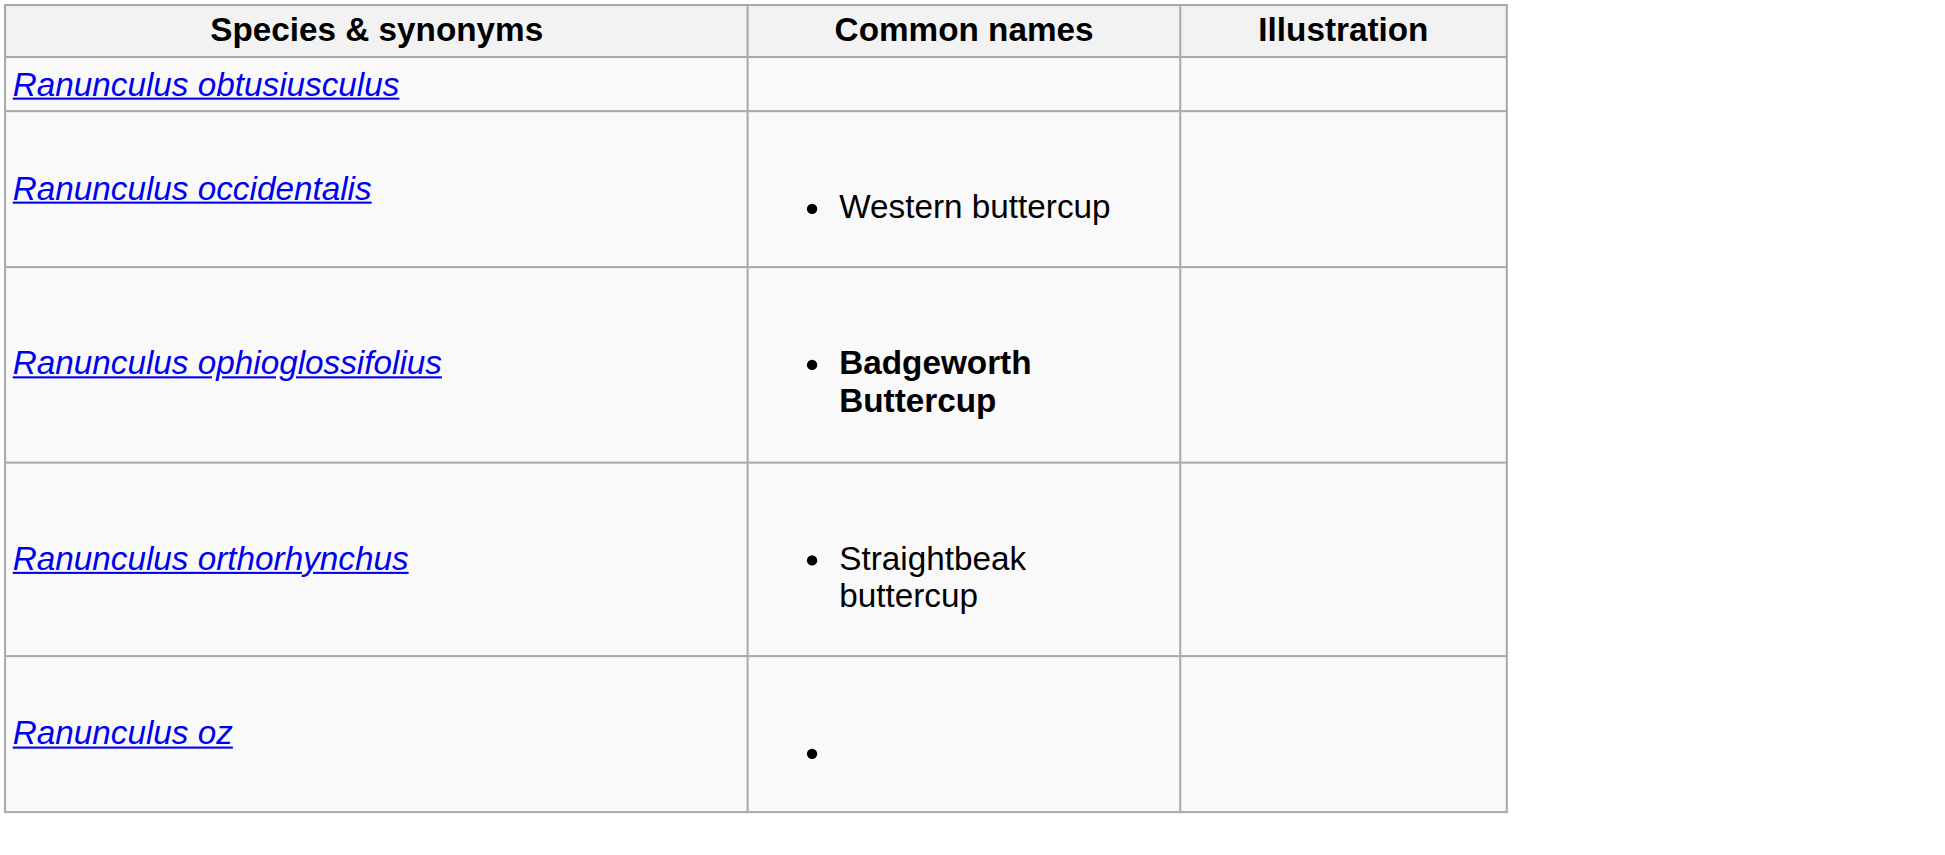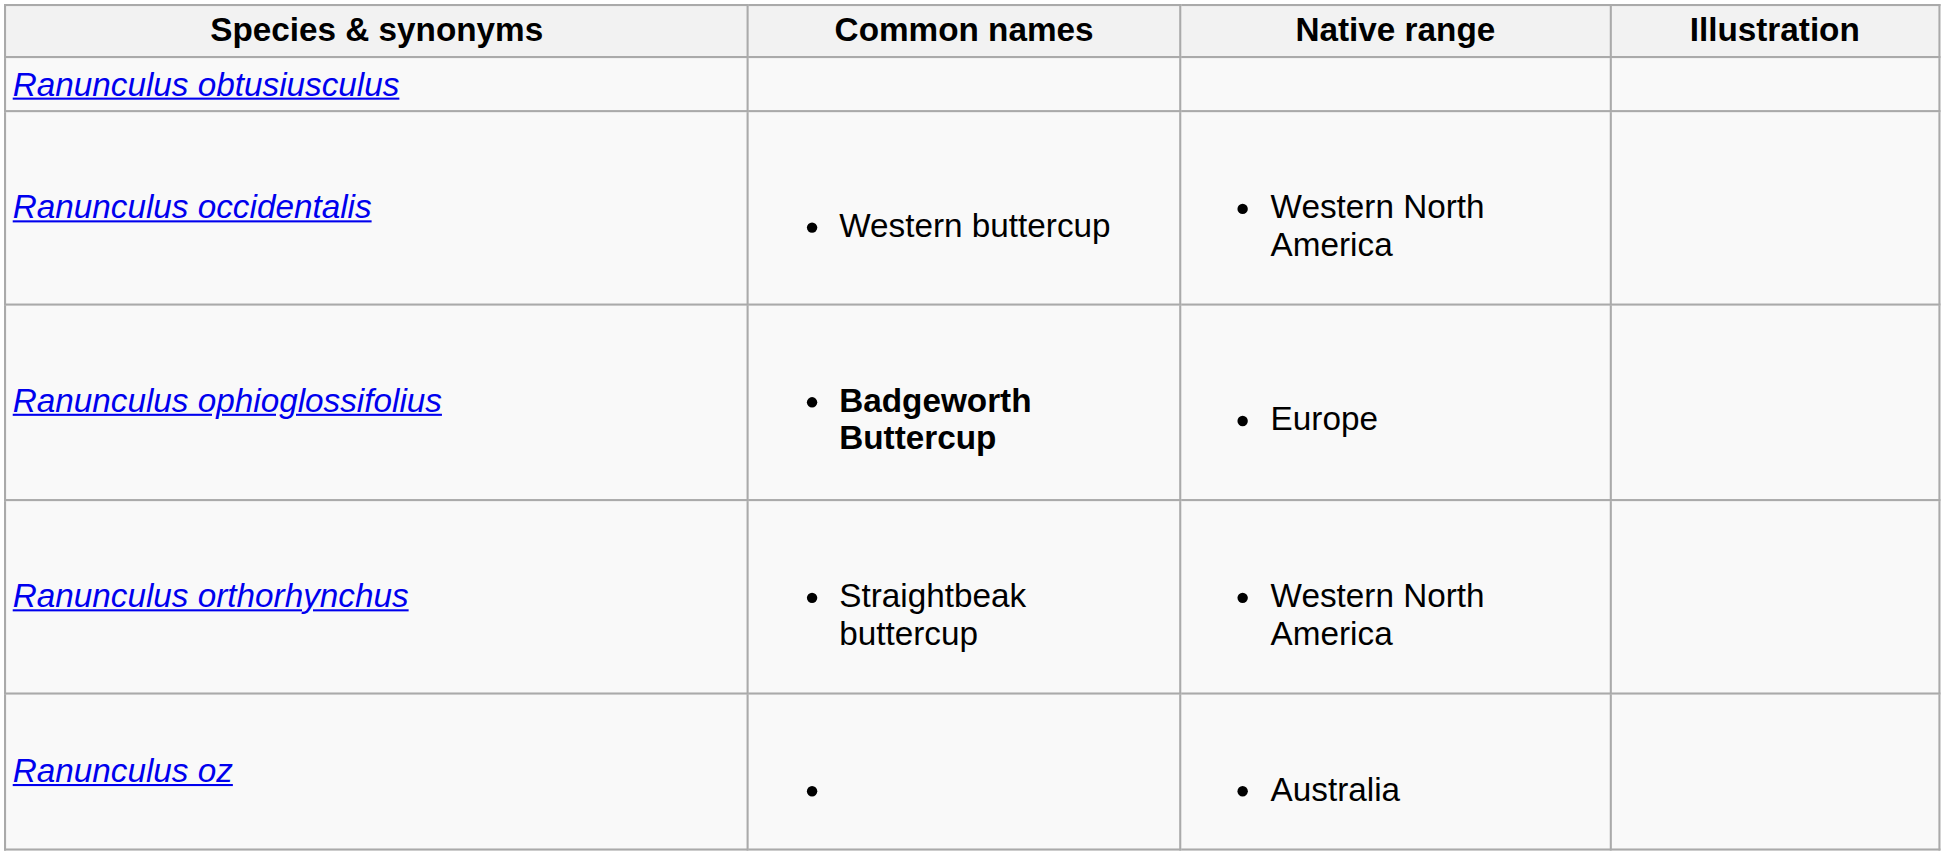+ column: (1395, 30)
